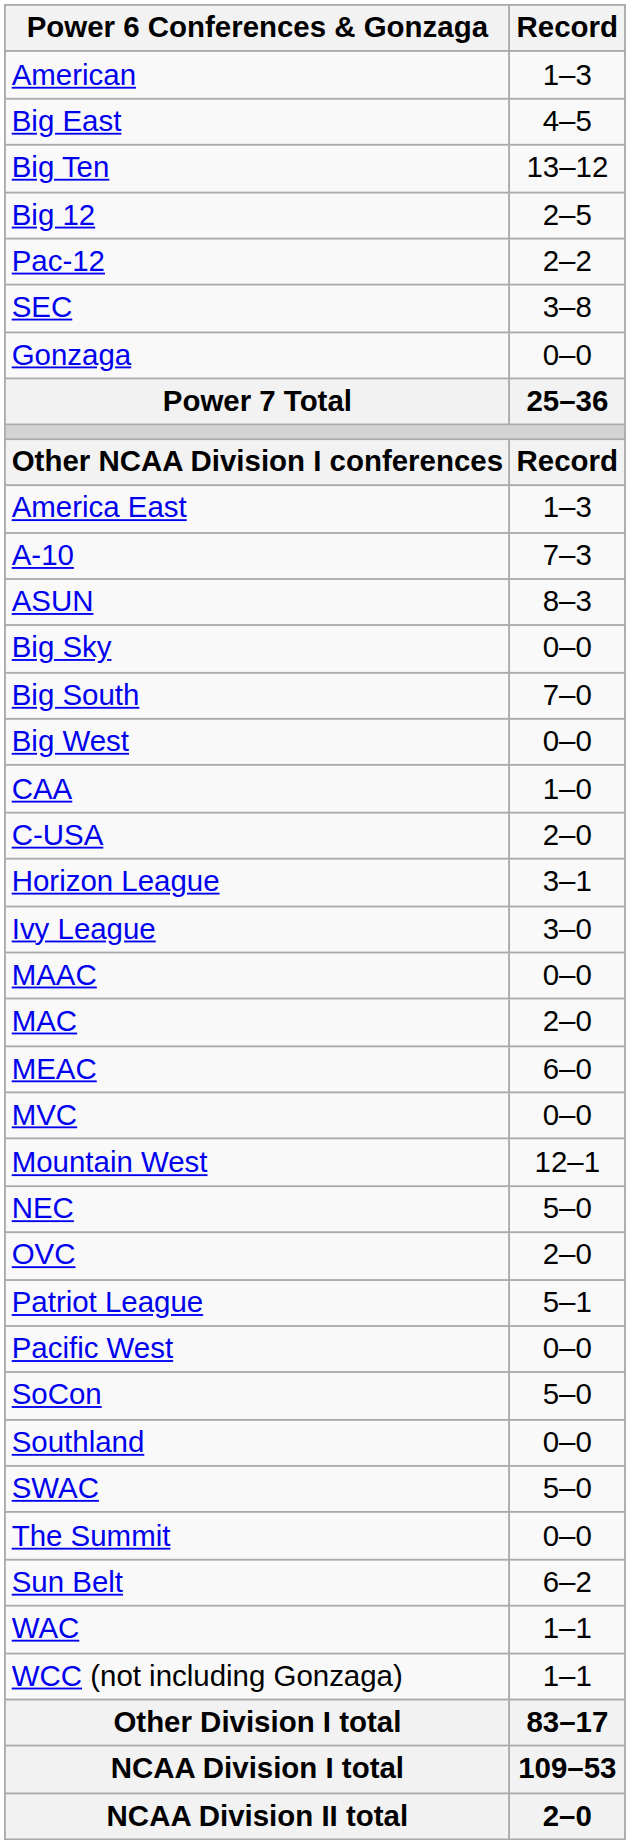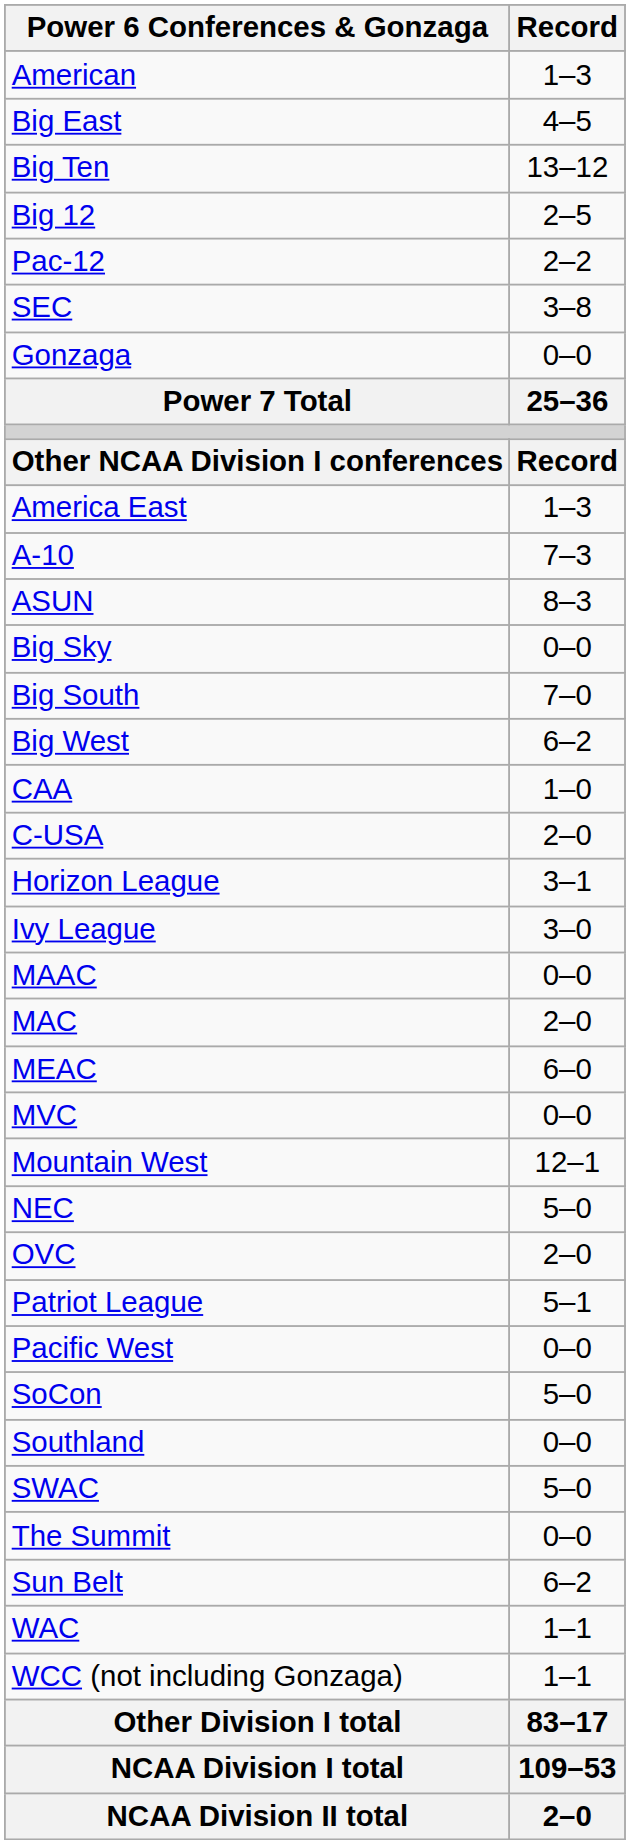(567, 741) 0–0 -> (567, 741) 6–2
